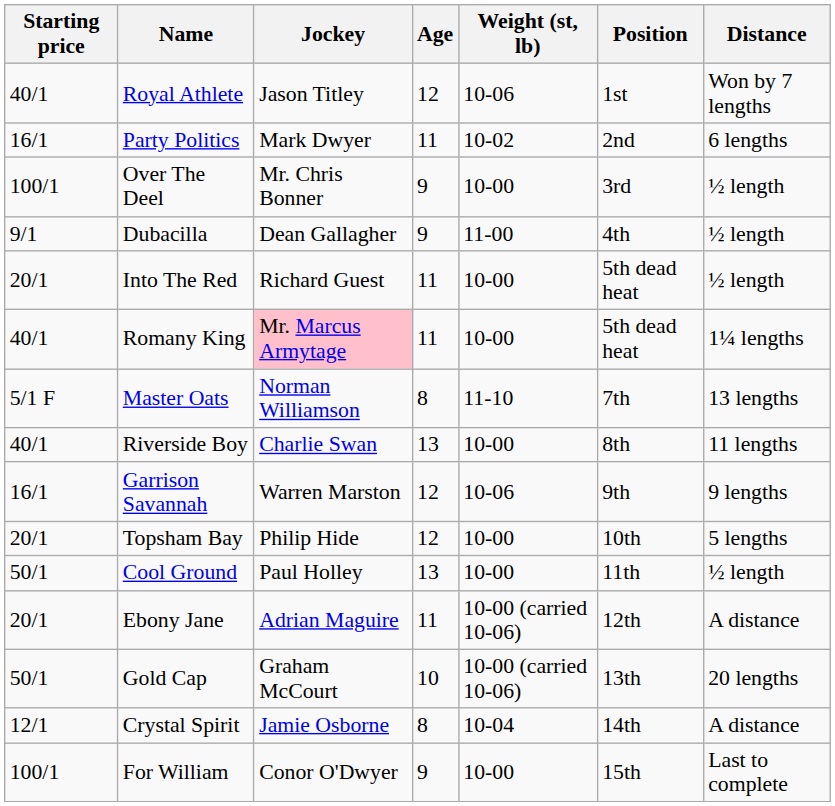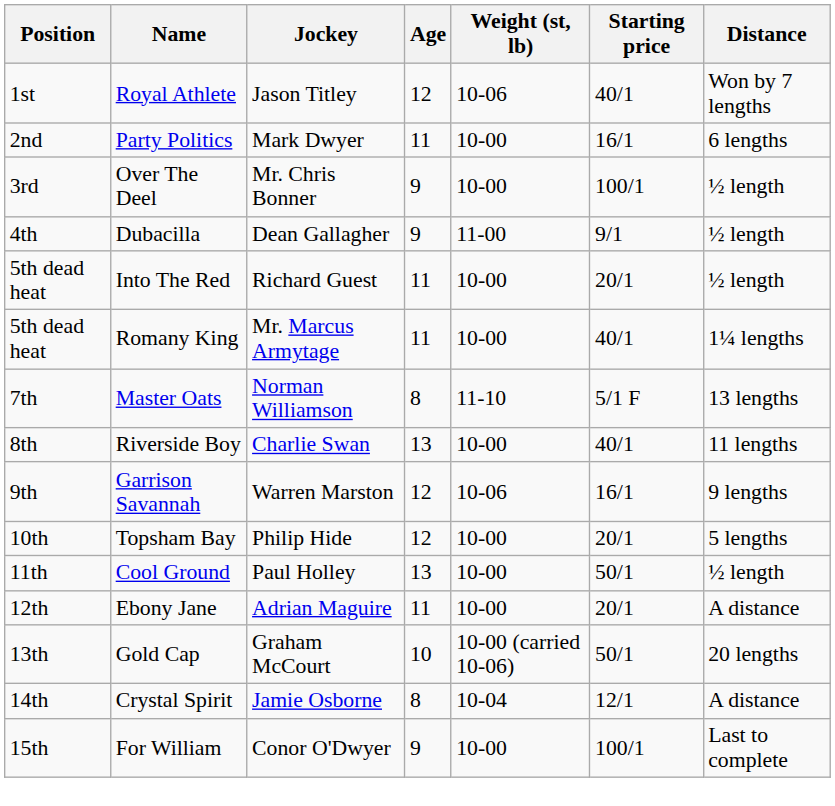columns swapped: (650, 33) <-> (61, 33)
(489, 139) 10-02 -> (482, 139) 10-00
(310, 338) pink background -> (303, 338) no background
(525, 619) 10-00 (carried 10-06) -> (482, 607) 10-00
